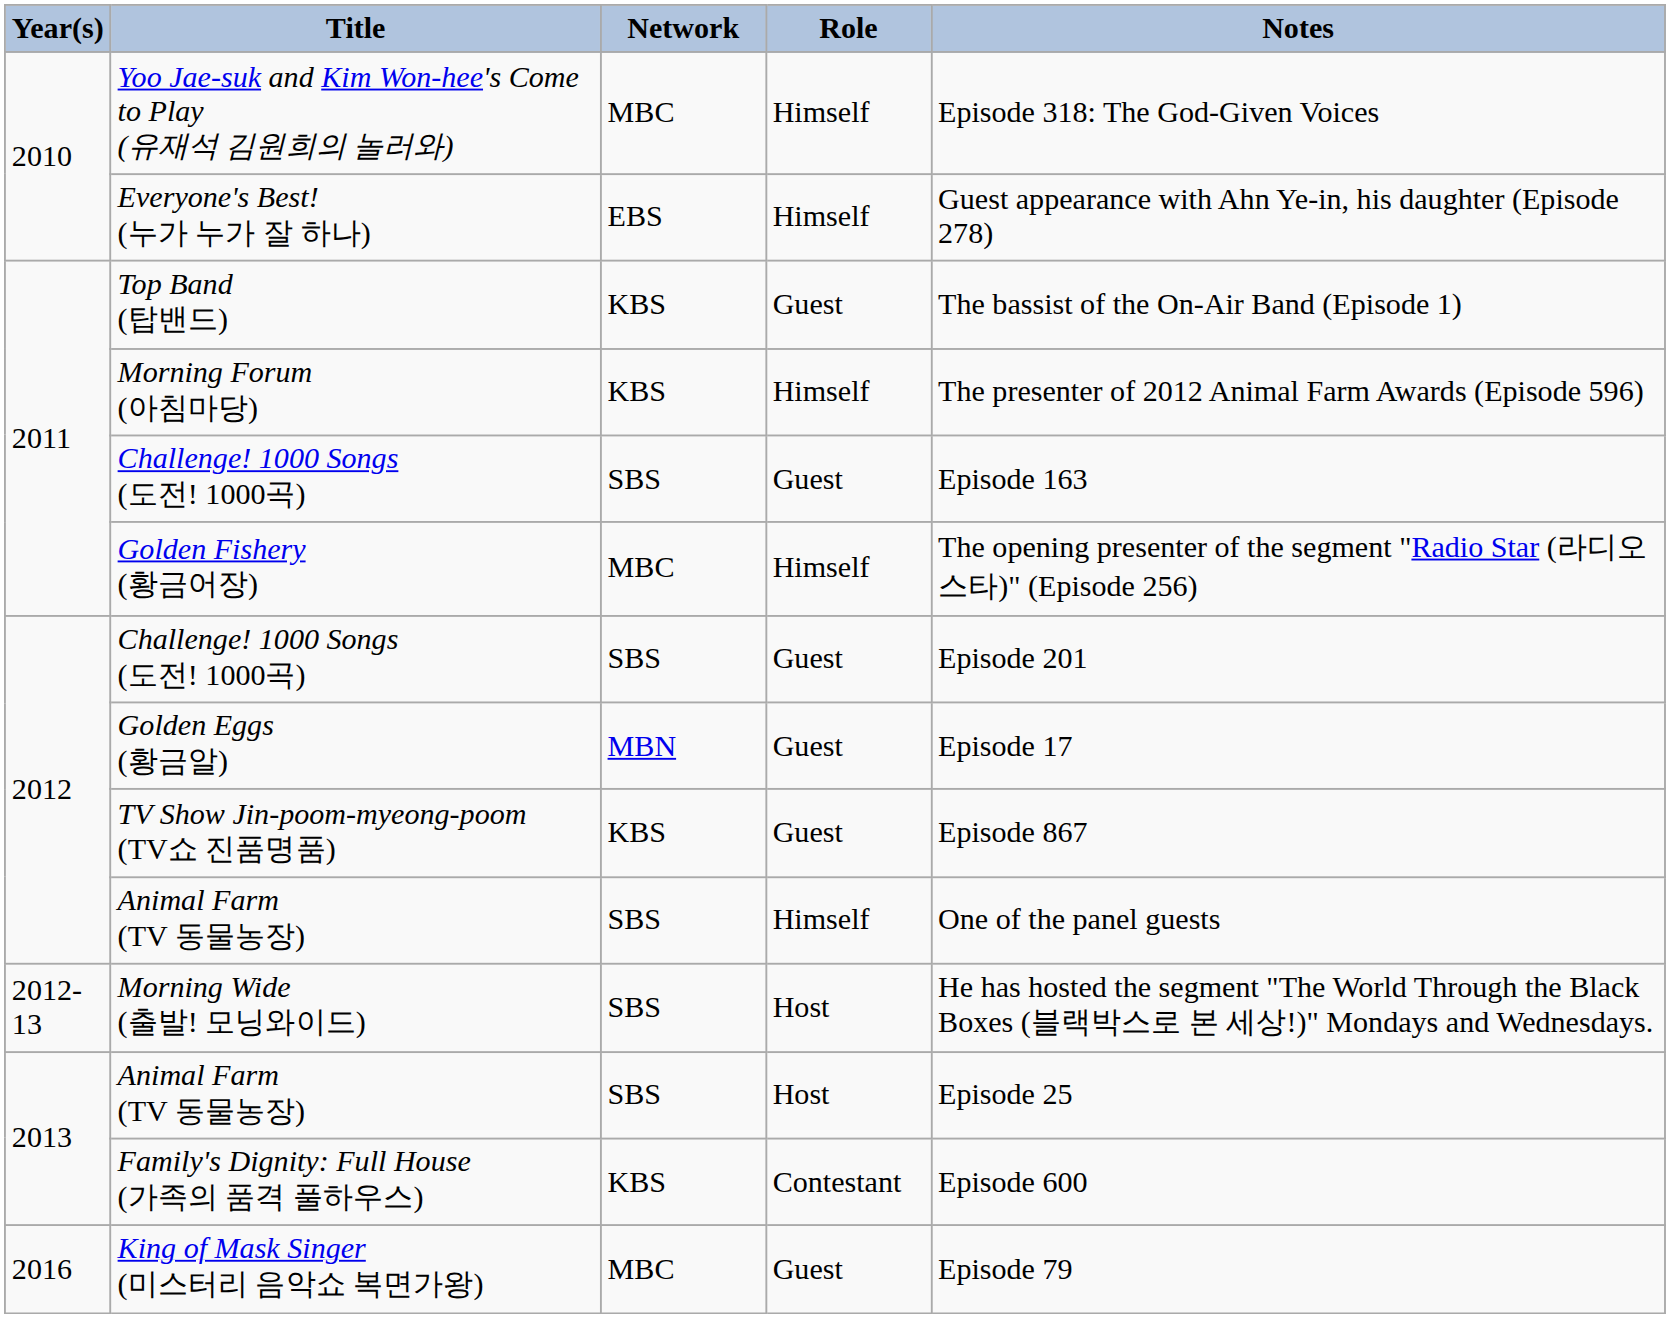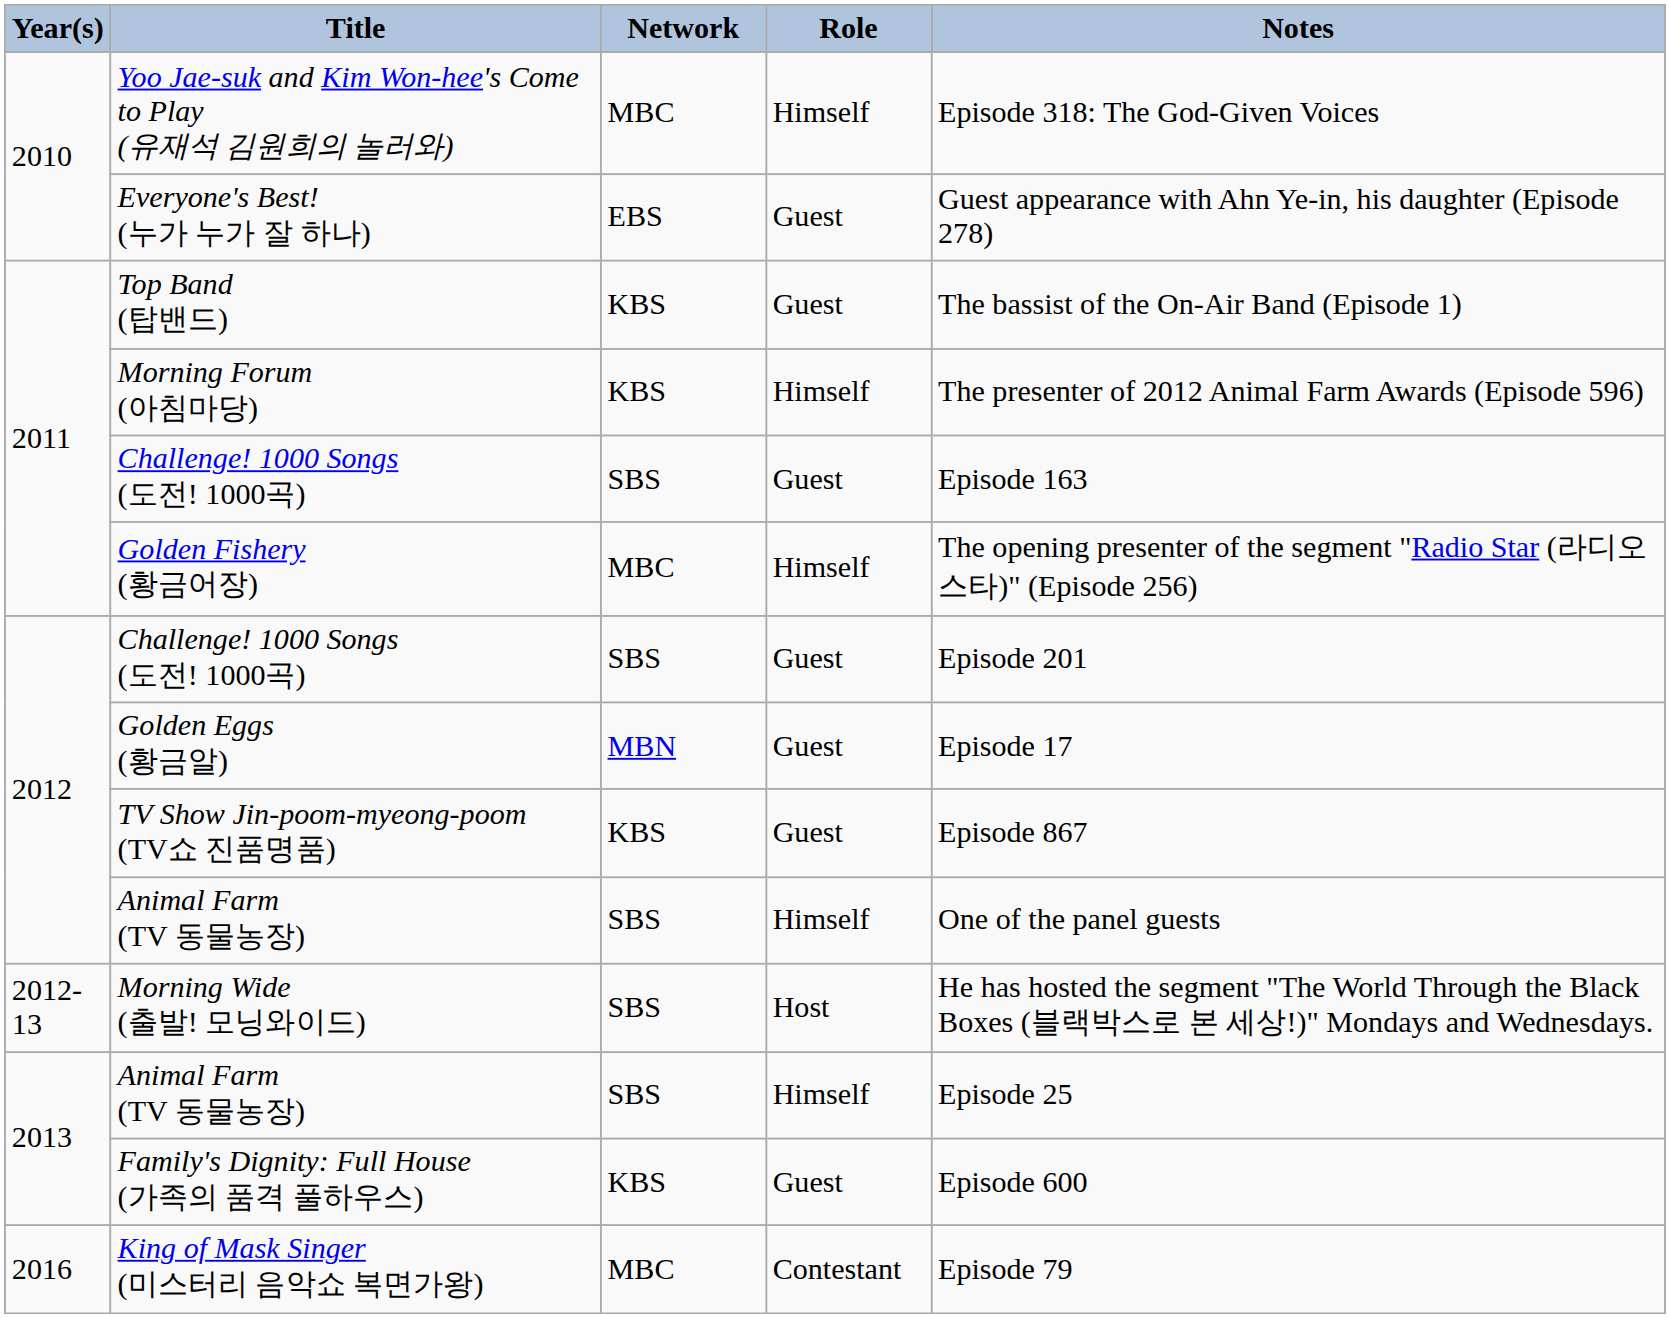(821, 216) Himself -> (808, 216) Guest
(801, 1094) Host -> (821, 1094) Himself
(837, 1181) Contestant -> (808, 1181) Guest
(808, 1268) Guest -> (837, 1268) Contestant
